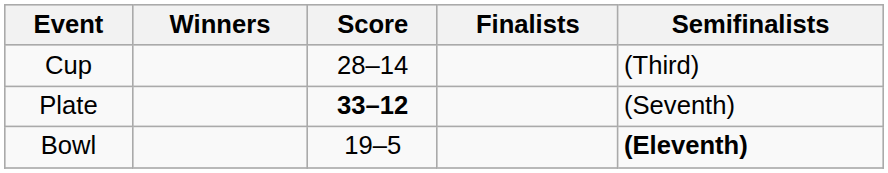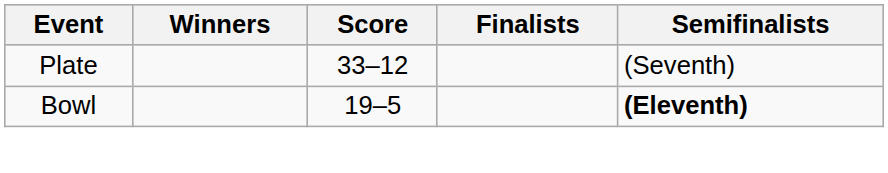- row: (68, 65)
(373, 106) bold -> (373, 65) normal
